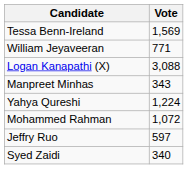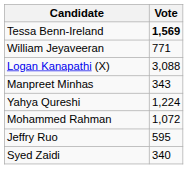(166, 31) normal -> (166, 31) bold
(161, 137) 597 -> (161, 137) 595
